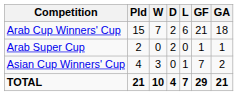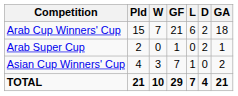columns swapped: (173, 13) <-> (201, 13)
